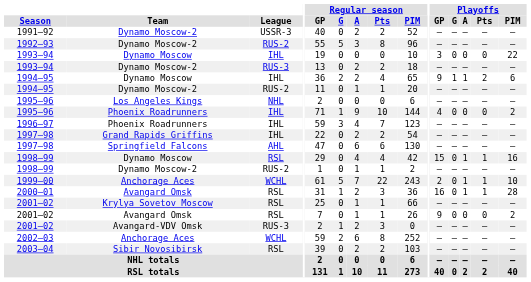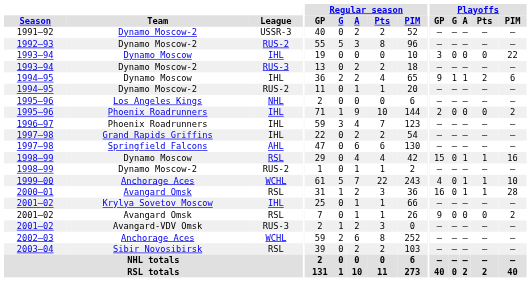(439, 112) 4 -> (439, 112) 2
(439, 181) 2 -> (439, 181) 4
(276, 203) RSL -> (276, 203) IHL
